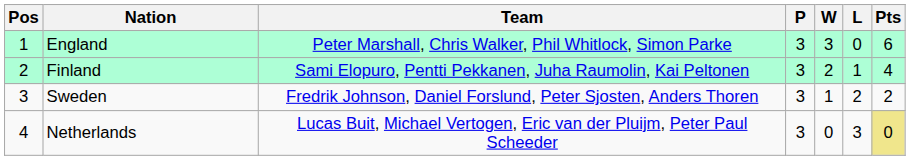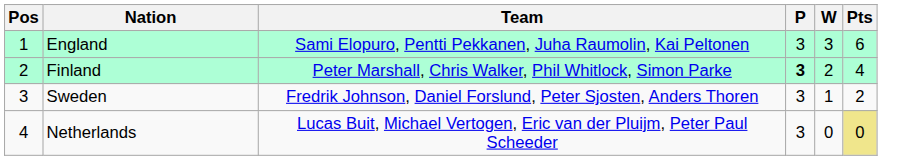- column: (857, 17)
(522, 44) Peter Marshall, Chris Walker, Phil Whitlock, Simon Parke -> (522, 44) Sami Elopuro, Pentti Pekkanen, Juha Raumolin, Kai Peltonen
(522, 70) Sami Elopuro, Pentti Pekkanen, Juha Raumolin, Kai Peltonen -> (522, 70) Peter Marshall, Chris Walker, Phil Whitlock, Simon Parke
(800, 70) normal -> (800, 70) bold
